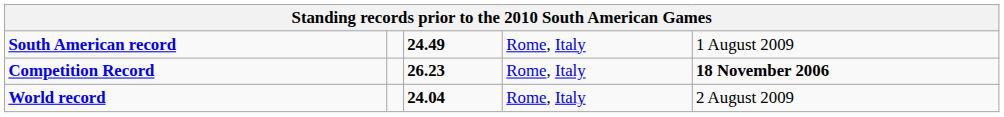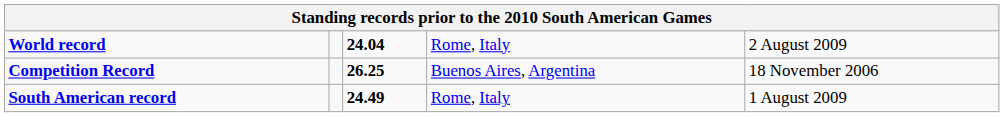rows swapped: (57, 97) <-> (92, 44)
(426, 71) 26.23 -> (366, 71) 26.25
(546, 71) Rome, Italy -> (513, 71) Buenos Aires, Argentina
(763, 71) bold -> (814, 71) normal
